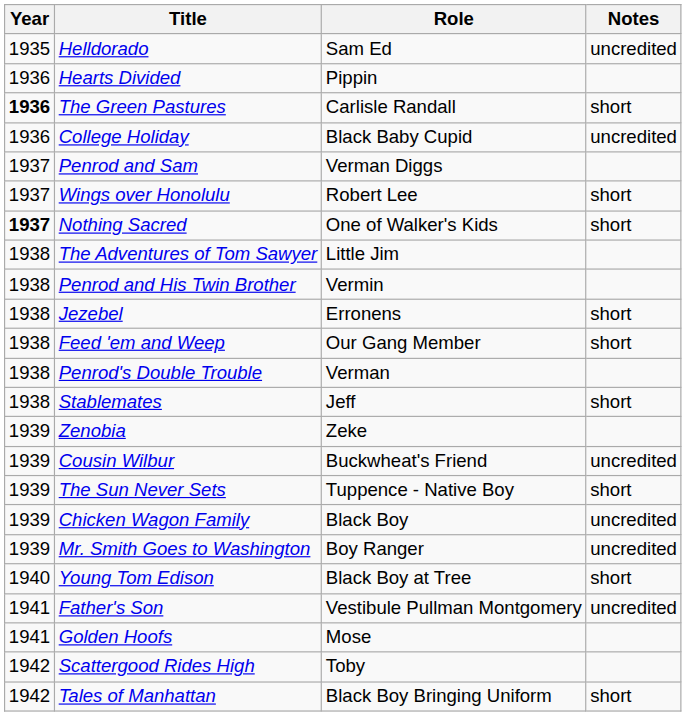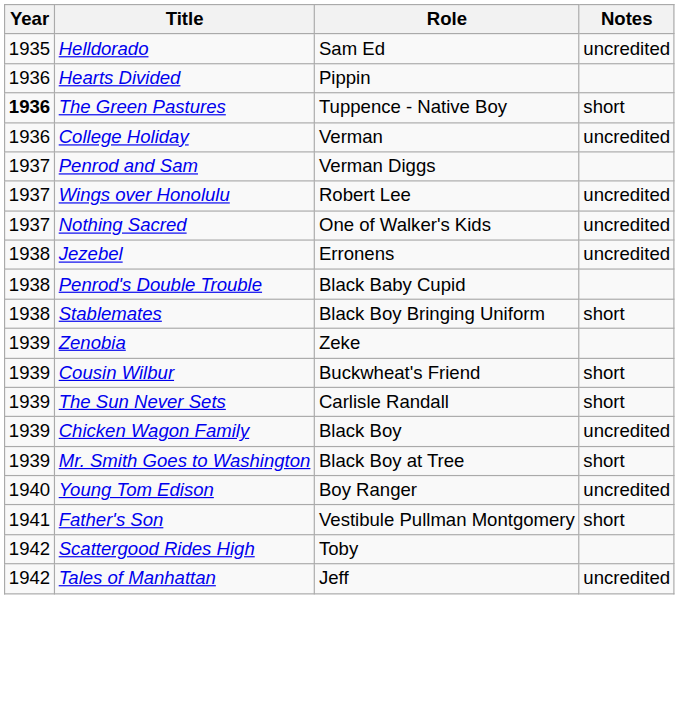(391, 107) Carlisle Randall -> (413, 107) Tuppence - Native Boy
(399, 136) Black Baby Cupid -> (351, 136) Verman
(611, 195) short -> (627, 195) uncredited
(30, 225) bold -> (30, 225) normal
(611, 225) short -> (627, 225) uncredited
- row: (188, 254)
- row: (177, 284)
(611, 313) short -> (627, 254) uncredited
- row: (142, 343)
(358, 372) Verman -> (392, 284) Black Baby Cupid
(341, 401) Jeff -> (432, 313) Black Boy Bringing Uniform
(634, 460) uncredited -> (604, 372) short
(420, 490) Tuppence - Native Boy -> (384, 401) Carlisle Randall
(375, 549) Boy Ranger -> (392, 460) Black Boy at Tree
(634, 549) uncredited -> (604, 460) short
(399, 578) Black Boy at Tree -> (368, 490) Boy Ranger
(611, 578) short -> (627, 490) uncredited
(634, 607) uncredited -> (604, 519) short
- row: (115, 637)
(439, 696) Black Boy Bringing Uniform -> (334, 578) Jeff
(611, 696) short -> (627, 578) uncredited
